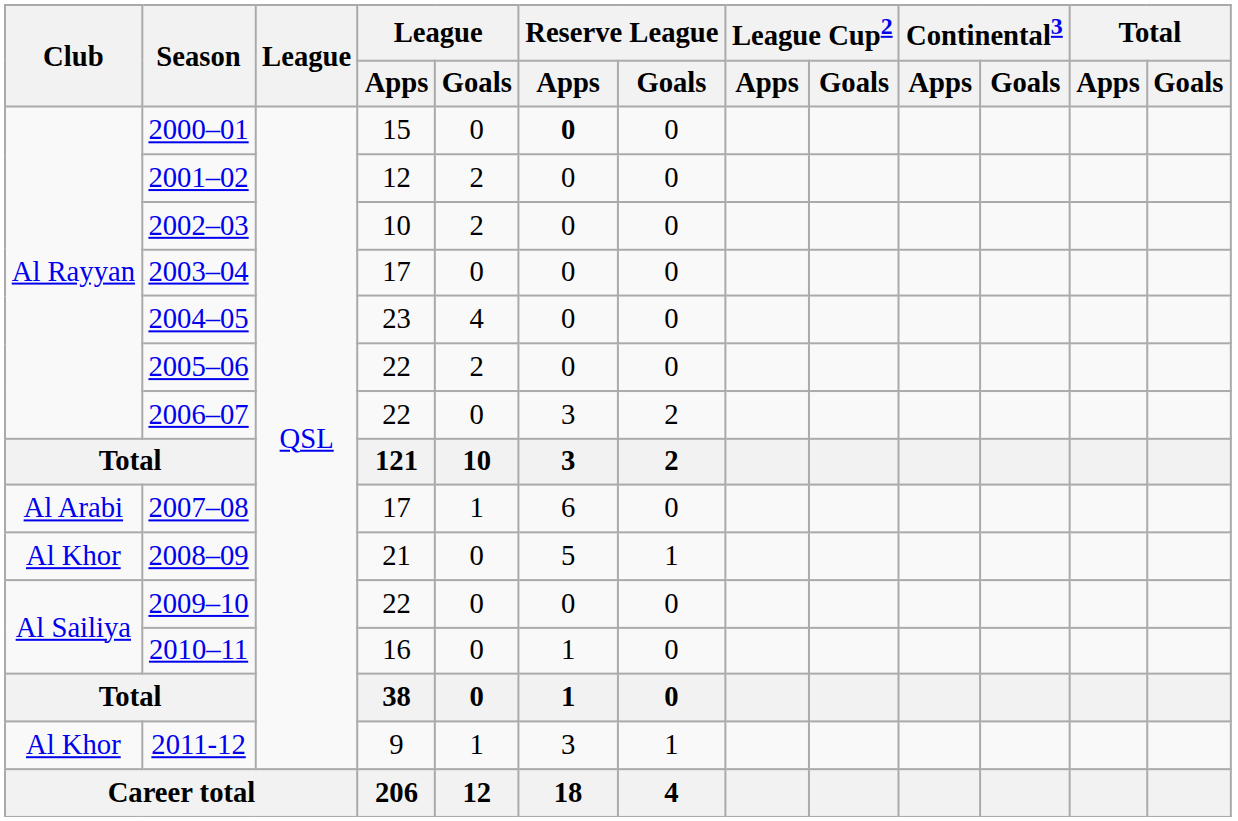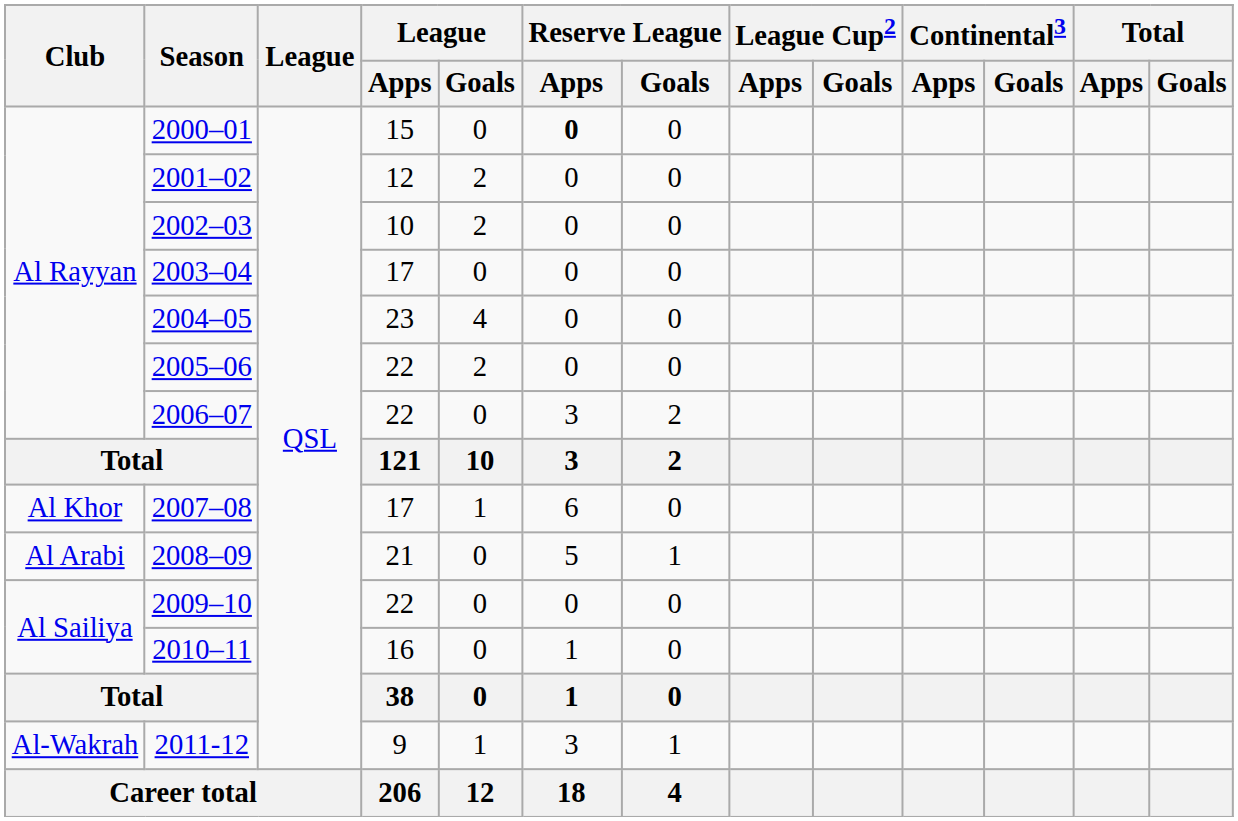(73, 508) Al Arabi -> (75, 508) Al Khor
(73, 555) Al Khor -> (75, 555) Al Arabi
(73, 745) Al Khor -> (75, 745) Al-Wakrah
